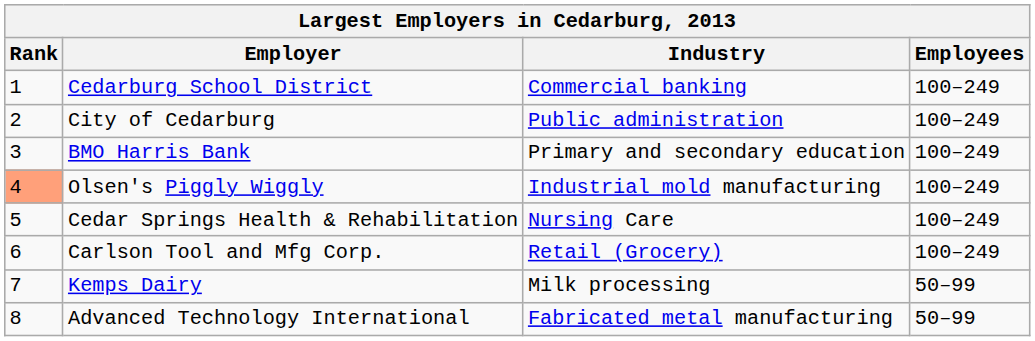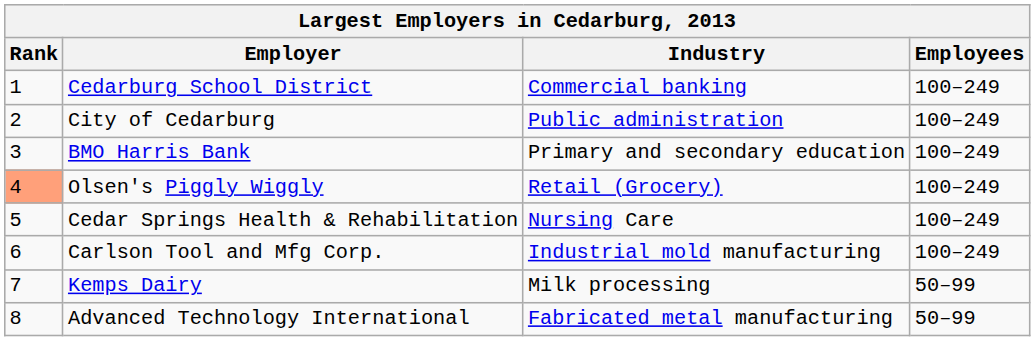(704, 187) Industrial mold manufacturing -> (625, 187) Retail (Grocery)
(625, 253) Retail (Grocery) -> (704, 253) Industrial mold manufacturing
